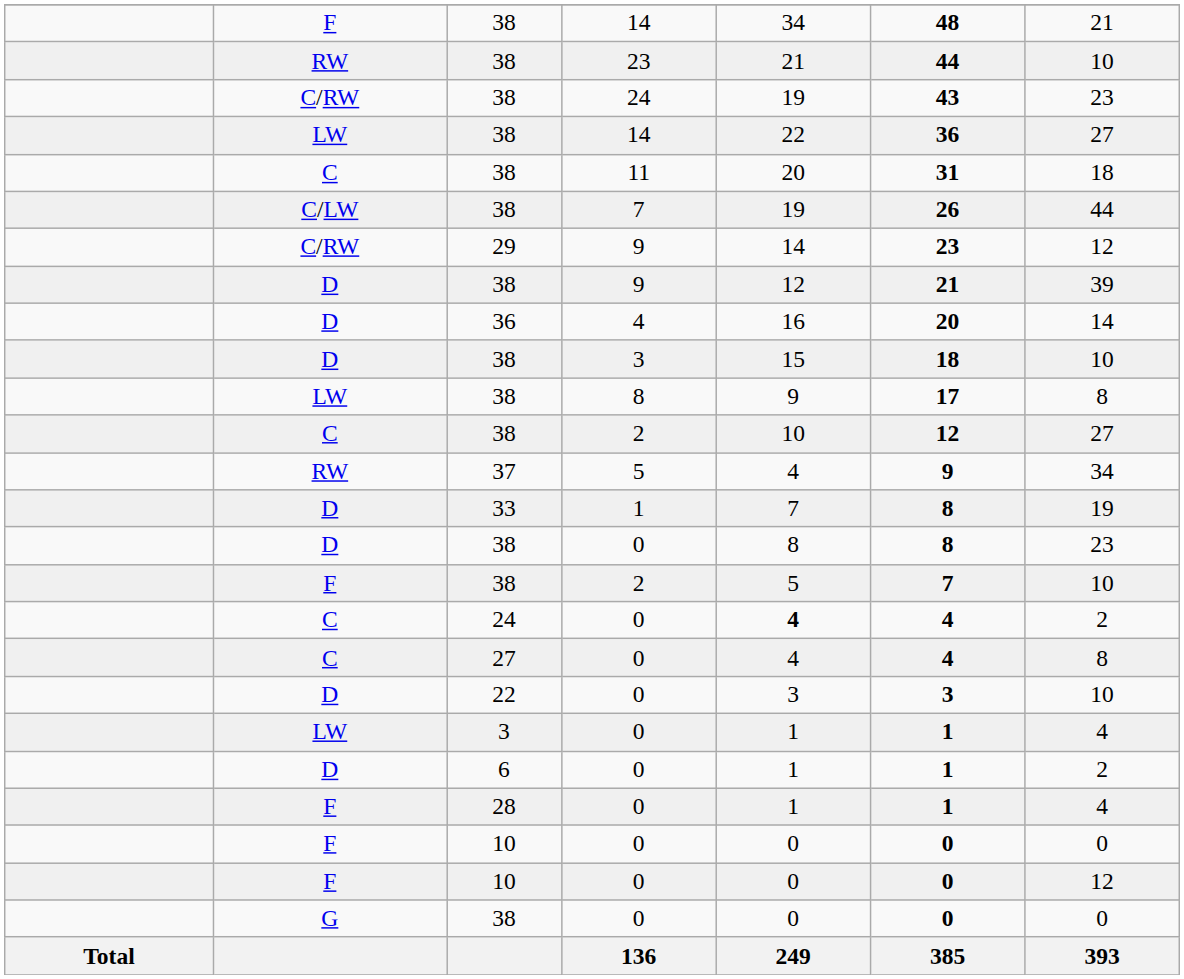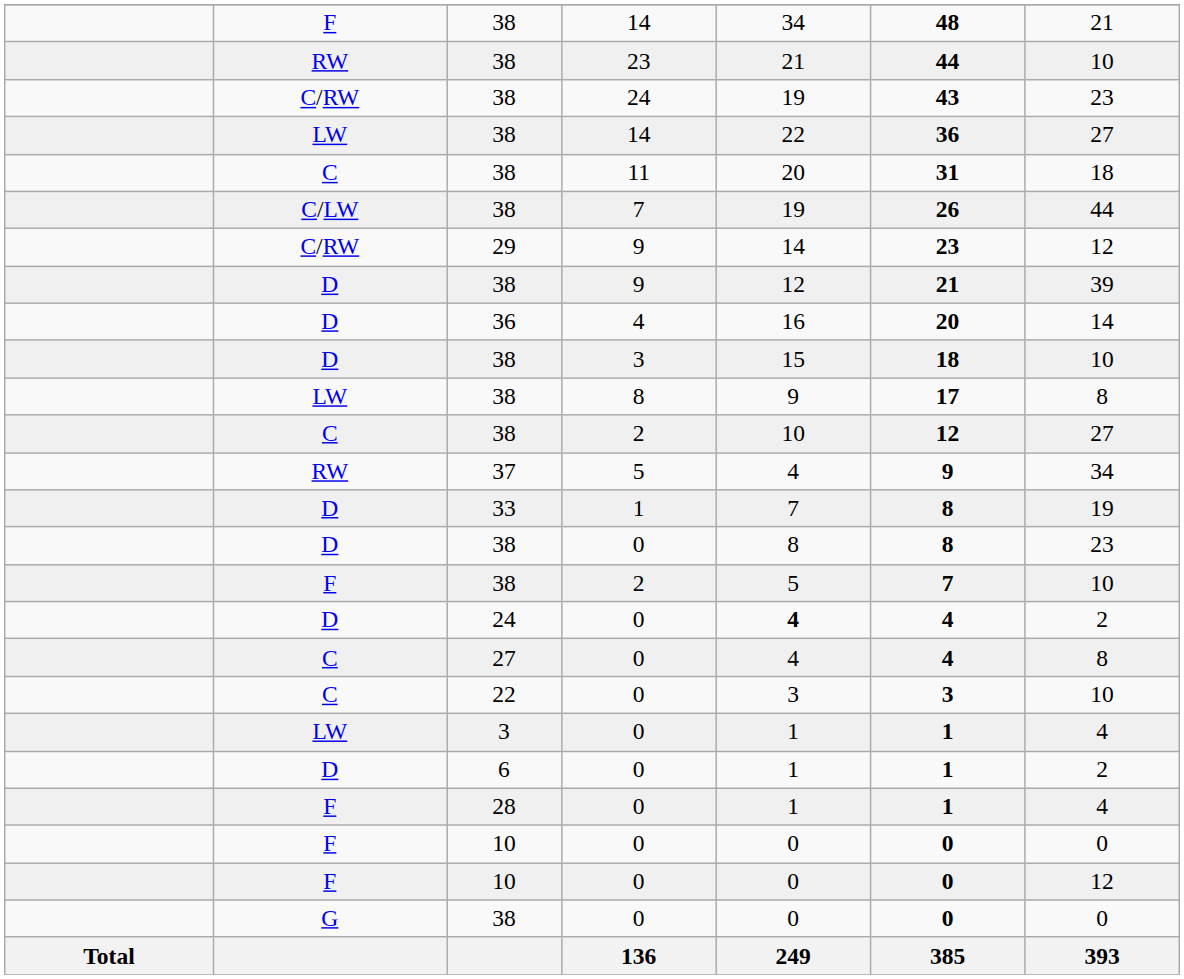(330, 619) C -> (330, 619) D
(330, 694) D -> (330, 694) C
